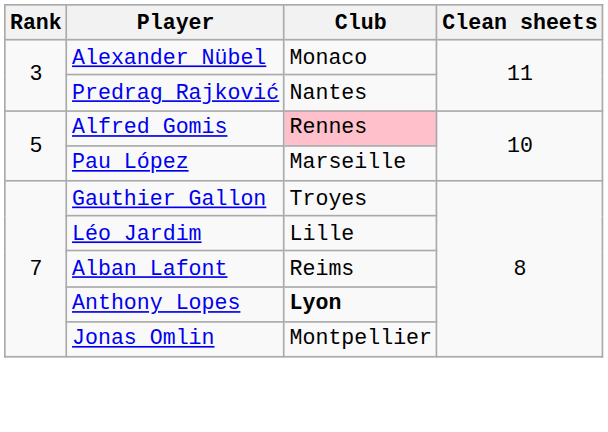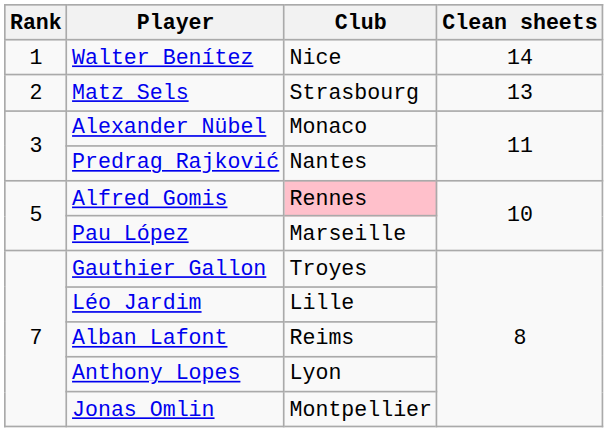+ row: (163, 58)
+ row: (130, 93)
(315, 304) bold -> (315, 374) normal
